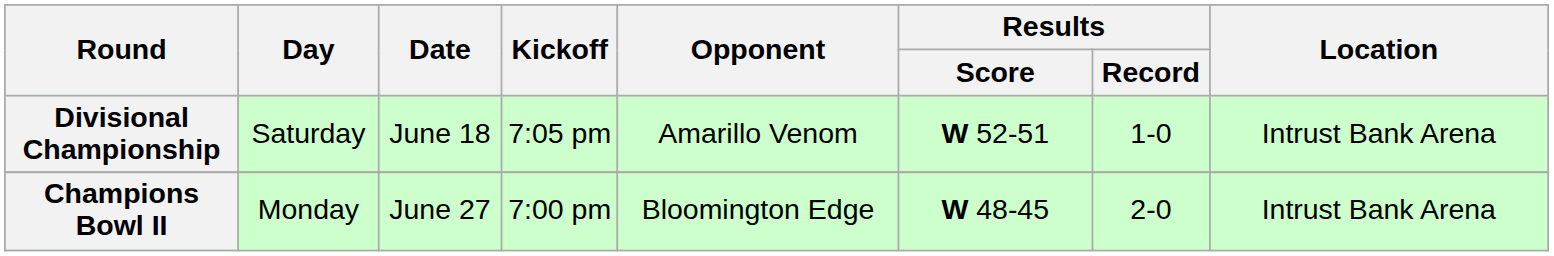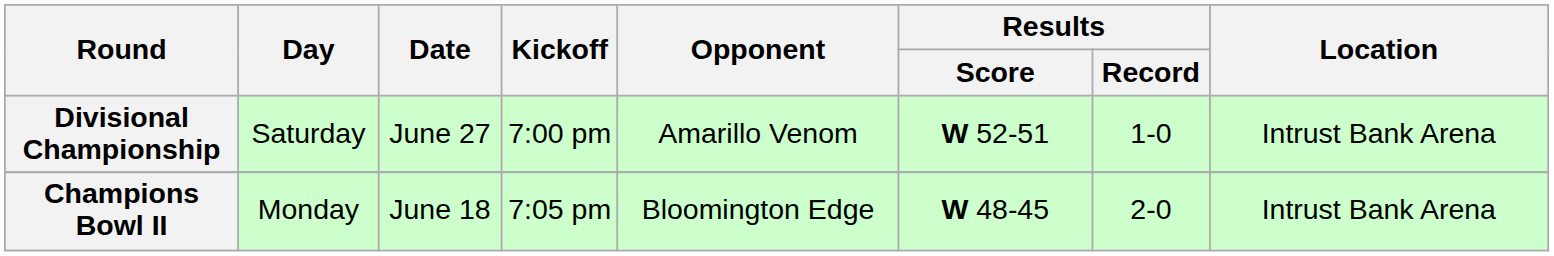(440, 133) June 18 -> (440, 133) June 27
(560, 133) 7:05 pm -> (560, 133) 7:00 pm
(440, 210) June 27 -> (440, 210) June 18
(560, 210) 7:00 pm -> (560, 210) 7:05 pm
